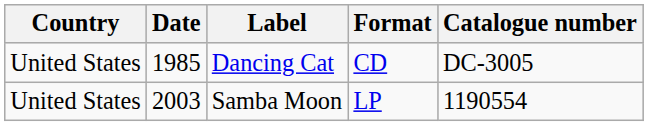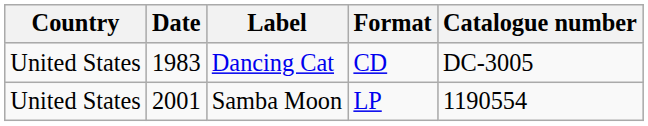(176, 62) 1985 -> (176, 62) 1983
(176, 100) 2003 -> (176, 100) 2001
